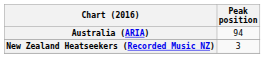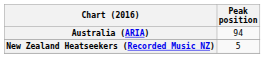(238, 46) 3 -> (238, 46) 5
